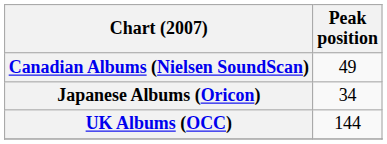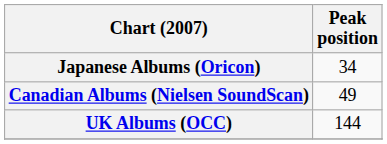rows swapped: (159, 67) <-> (159, 95)
